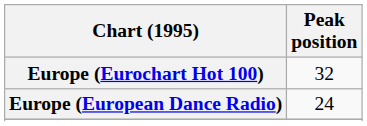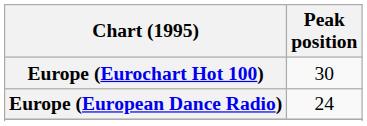(324, 72) 32 -> (324, 72) 30
